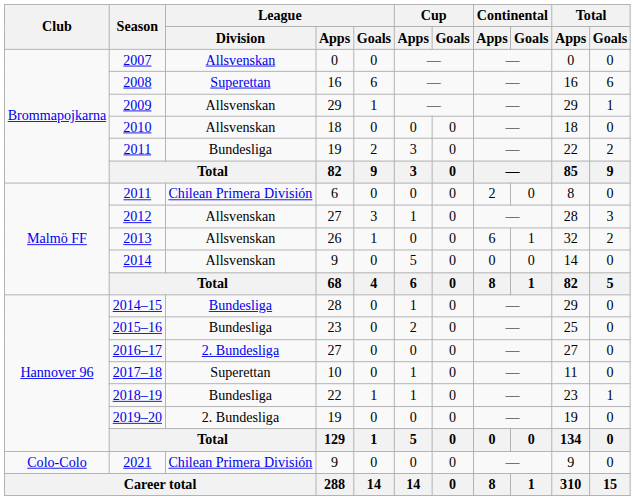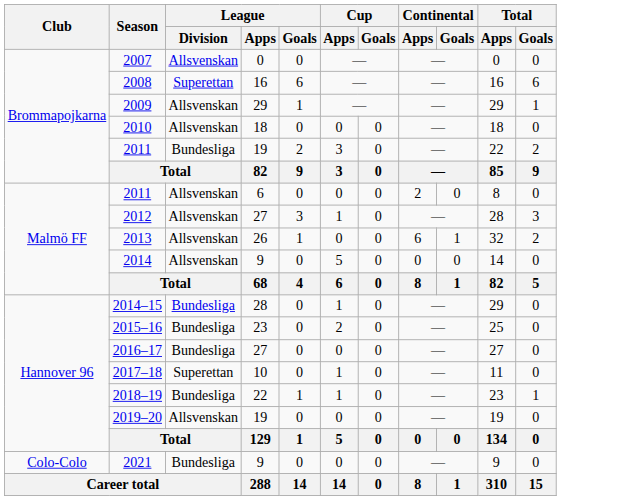(240, 194) Chilean Primera División -> (203, 194) Allsvenskan
(240, 350) 2. Bundesliga -> (203, 350) Bundesliga
(240, 417) 2. Bundesliga -> (203, 417) Allsvenskan
(240, 462) Chilean Primera División -> (203, 462) Bundesliga
